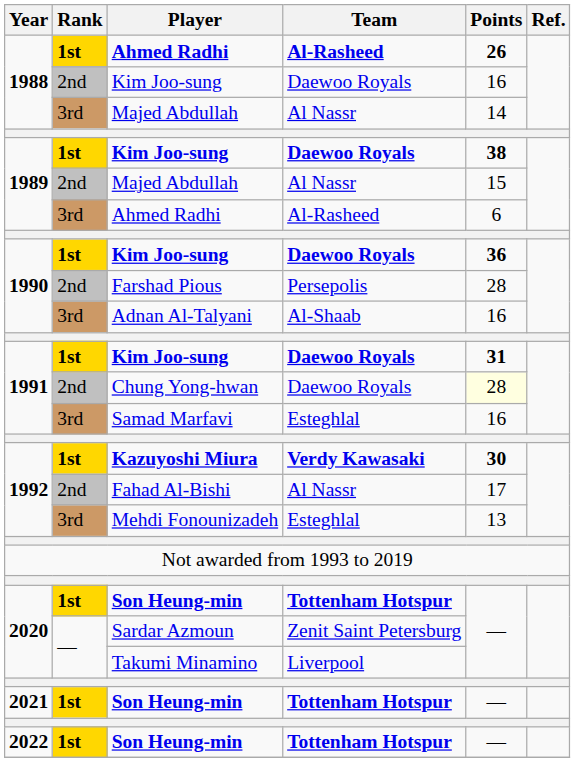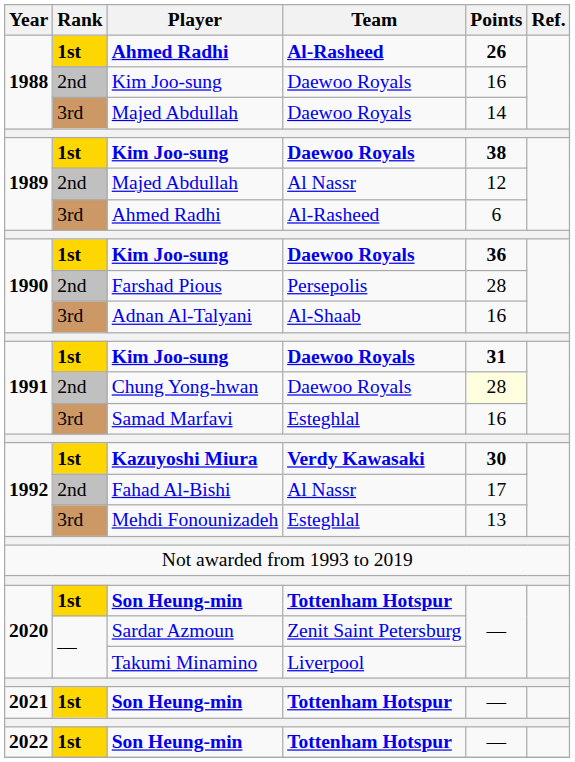(322, 112) Al Nassr -> (349, 112) Daewoo Royals
(496, 183) 15 -> (496, 183) 12
